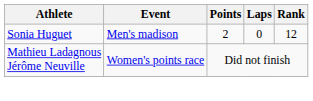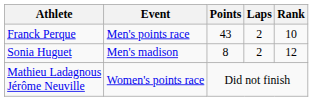+ row: (41, 34)
(226, 34) 2 -> (226, 53) 8
(259, 34) 0 -> (259, 53) 2
